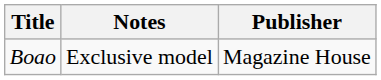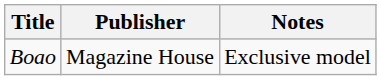columns swapped: (297, 21) <-> (139, 21)
